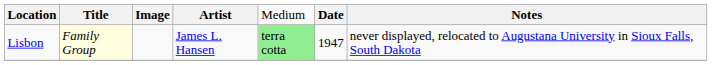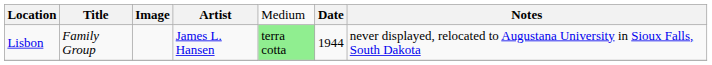(81, 42) lightyellow background -> (81, 42) no background
(331, 42) 1947 -> (331, 42) 1944
